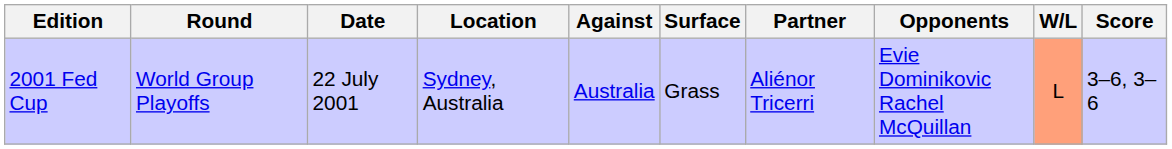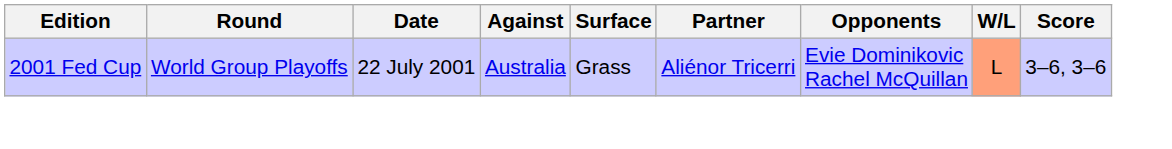- column: (493, 20)
